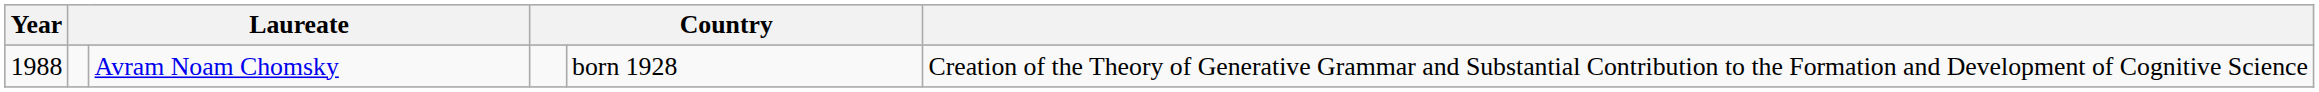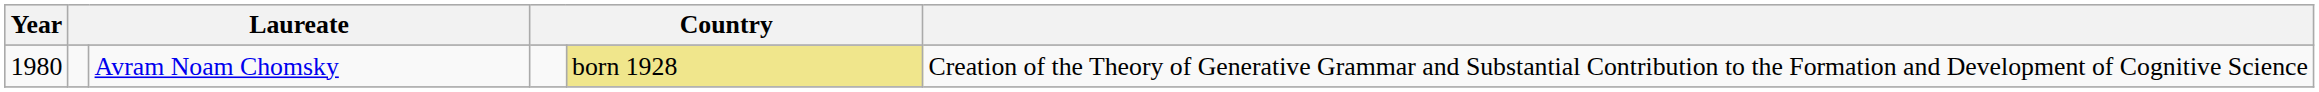(37, 65) 1988 -> (37, 65) 1980
(625, 65) no background -> (625, 65) khaki background
